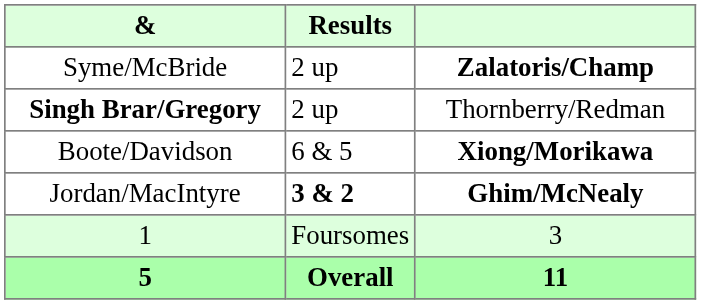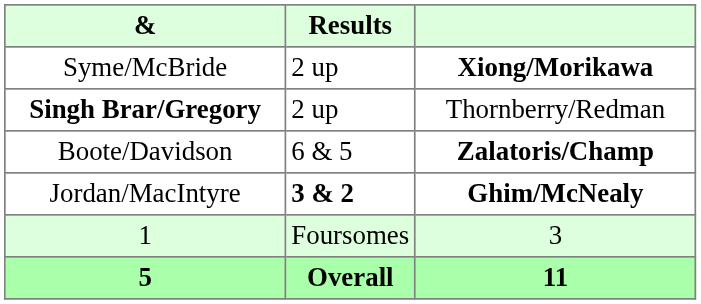(555, 67) Zalatoris/Champ -> (555, 67) Xiong/Morikawa
(555, 151) Xiong/Morikawa -> (555, 151) Zalatoris/Champ
